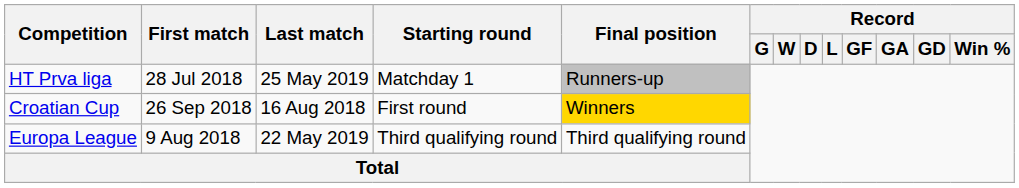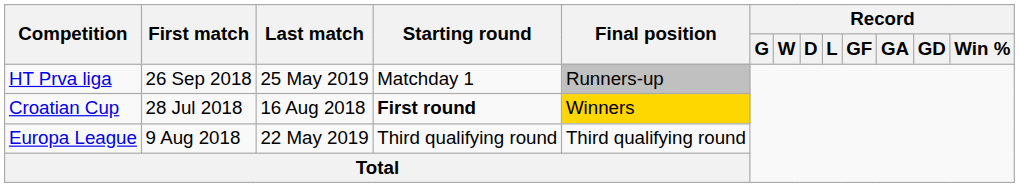(194, 78) 28 Jul 2018 -> (199, 78) 26 Sep 2018
(199, 108) 26 Sep 2018 -> (194, 108) 28 Jul 2018
(422, 108) normal -> (427, 108) bold
